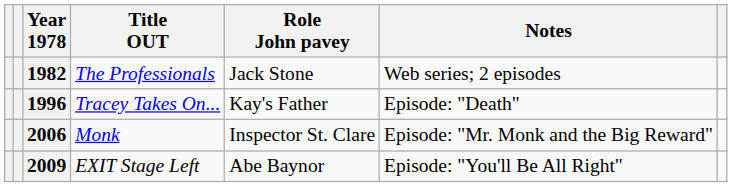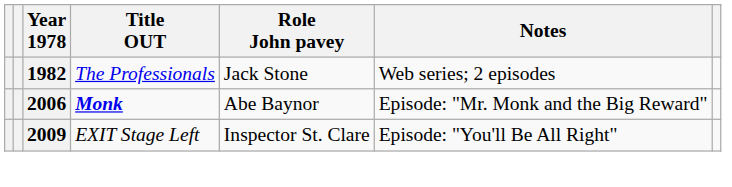- row: (47, 103)
(97, 134) normal -> (99, 103) bold
(302, 134) Inspector St. Clare -> (271, 103) Abe Baynor
(277, 165) Abe Baynor -> (297, 134) Inspector St. Clare
